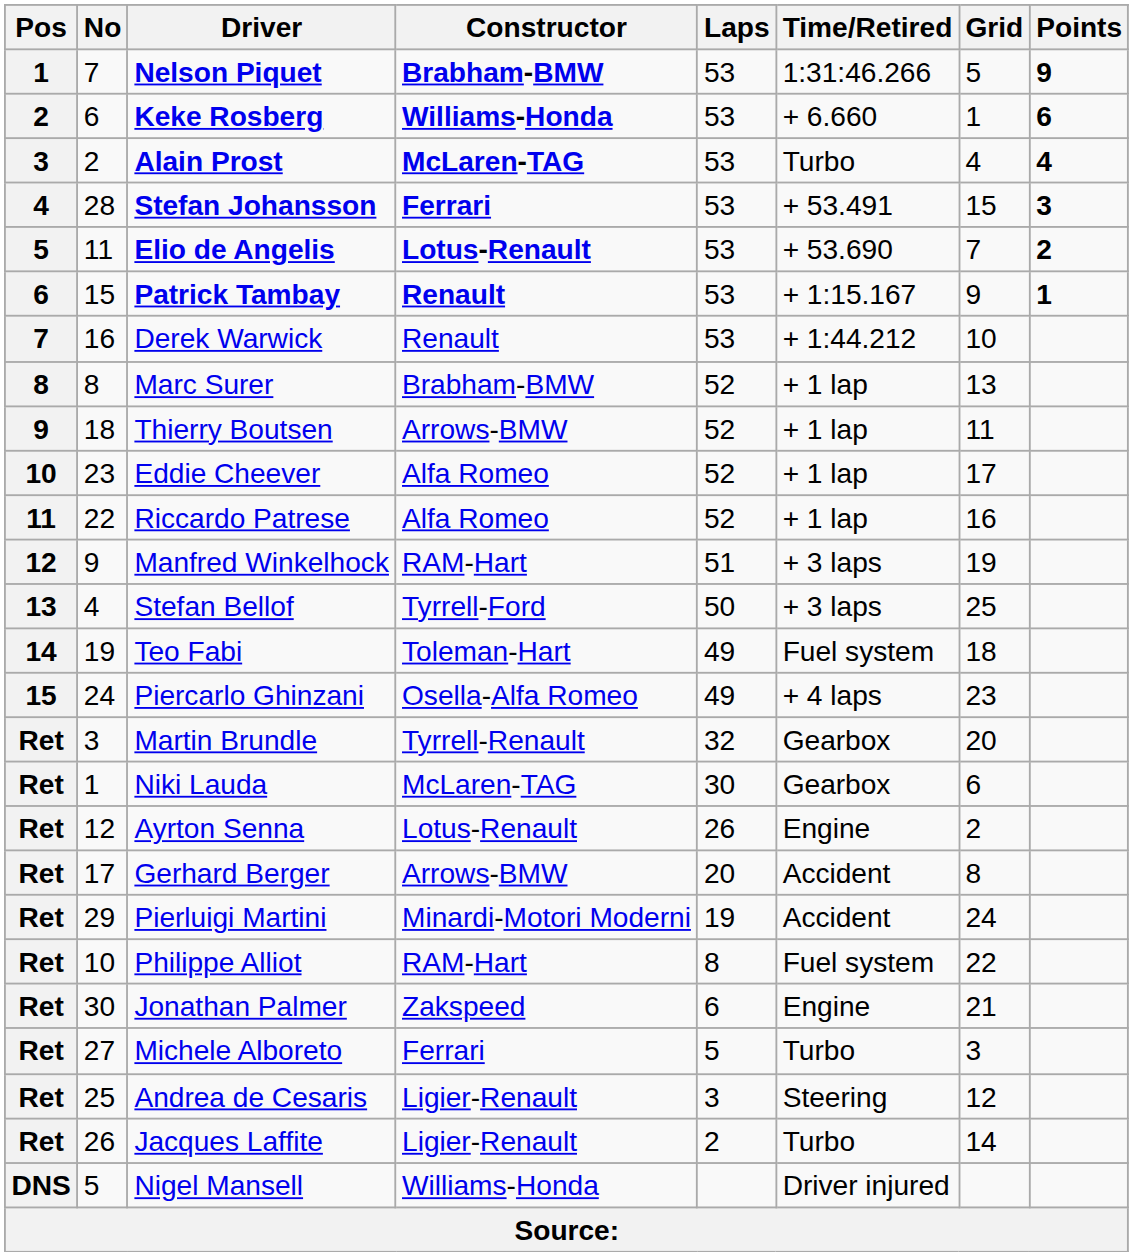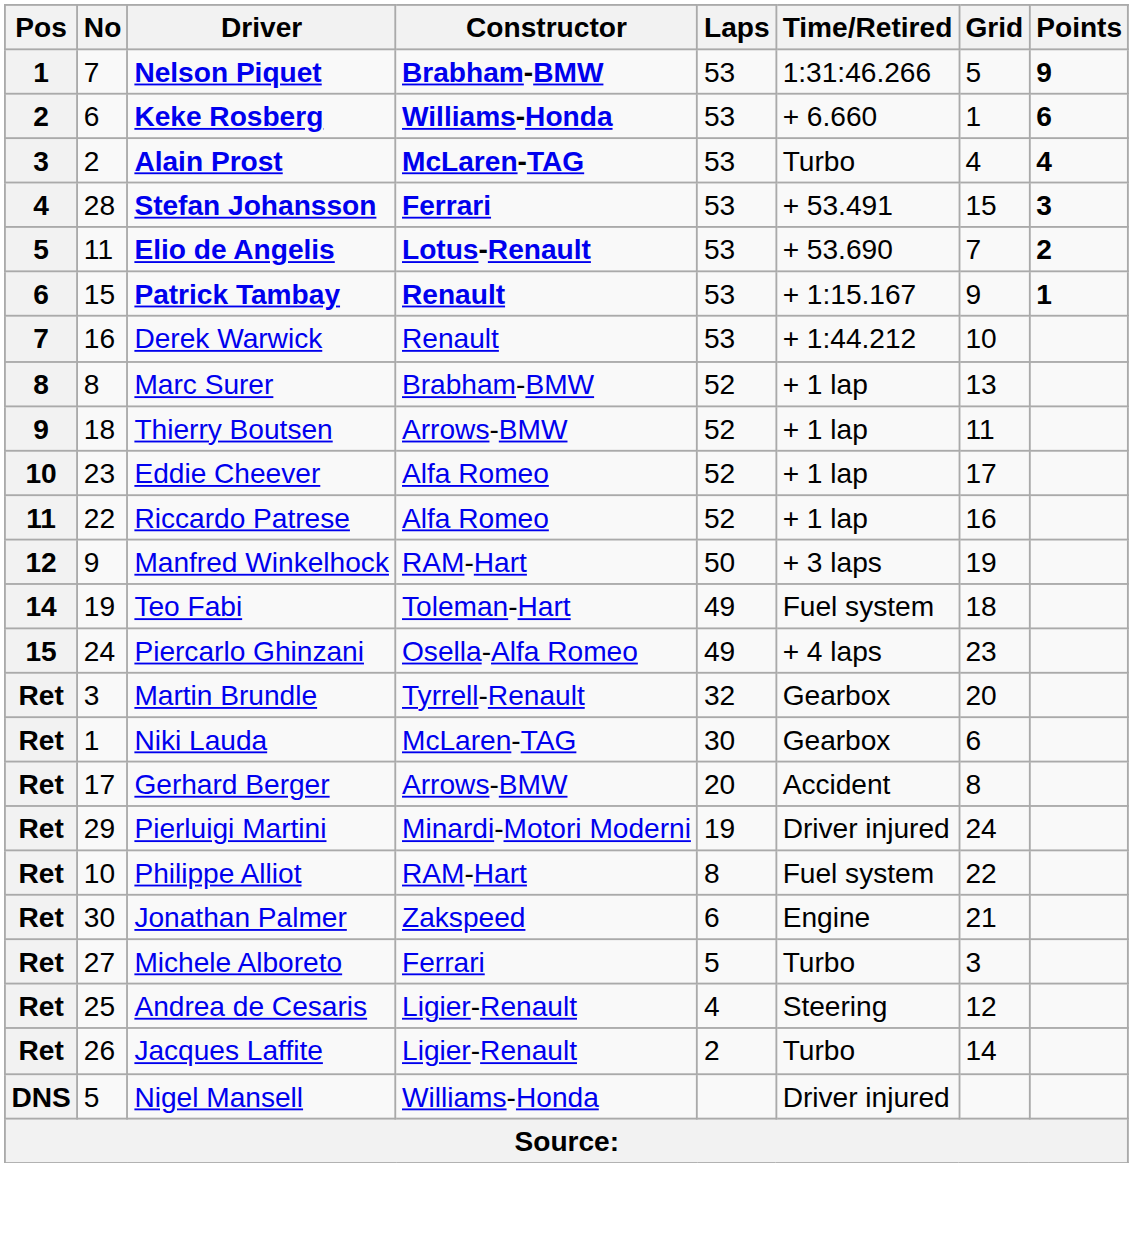(720, 562) 51 -> (720, 562) 50
- row: (214, 606)
- row: (219, 829)
(837, 918) Accident -> (866, 829) Driver injured
(712, 1096) 3 -> (712, 1007) 4
